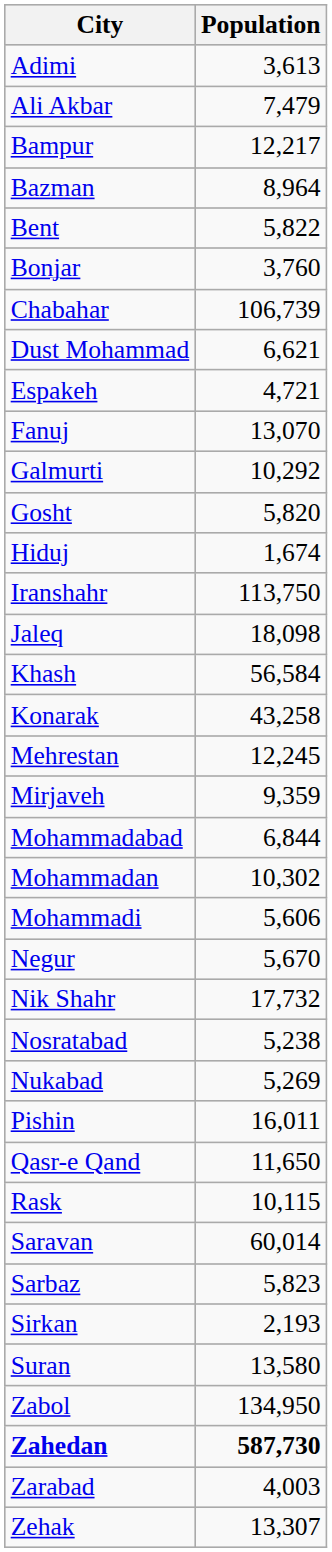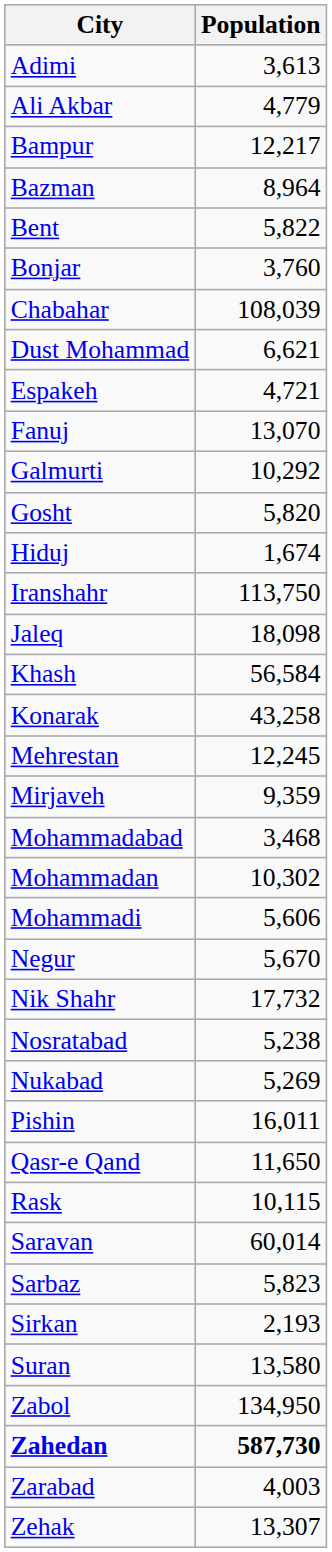(292, 106) 7,479 -> (292, 106) 4,779
(279, 308) 106,739 -> (279, 308) 108,039
(292, 836) 6,844 -> (292, 836) 3,468
